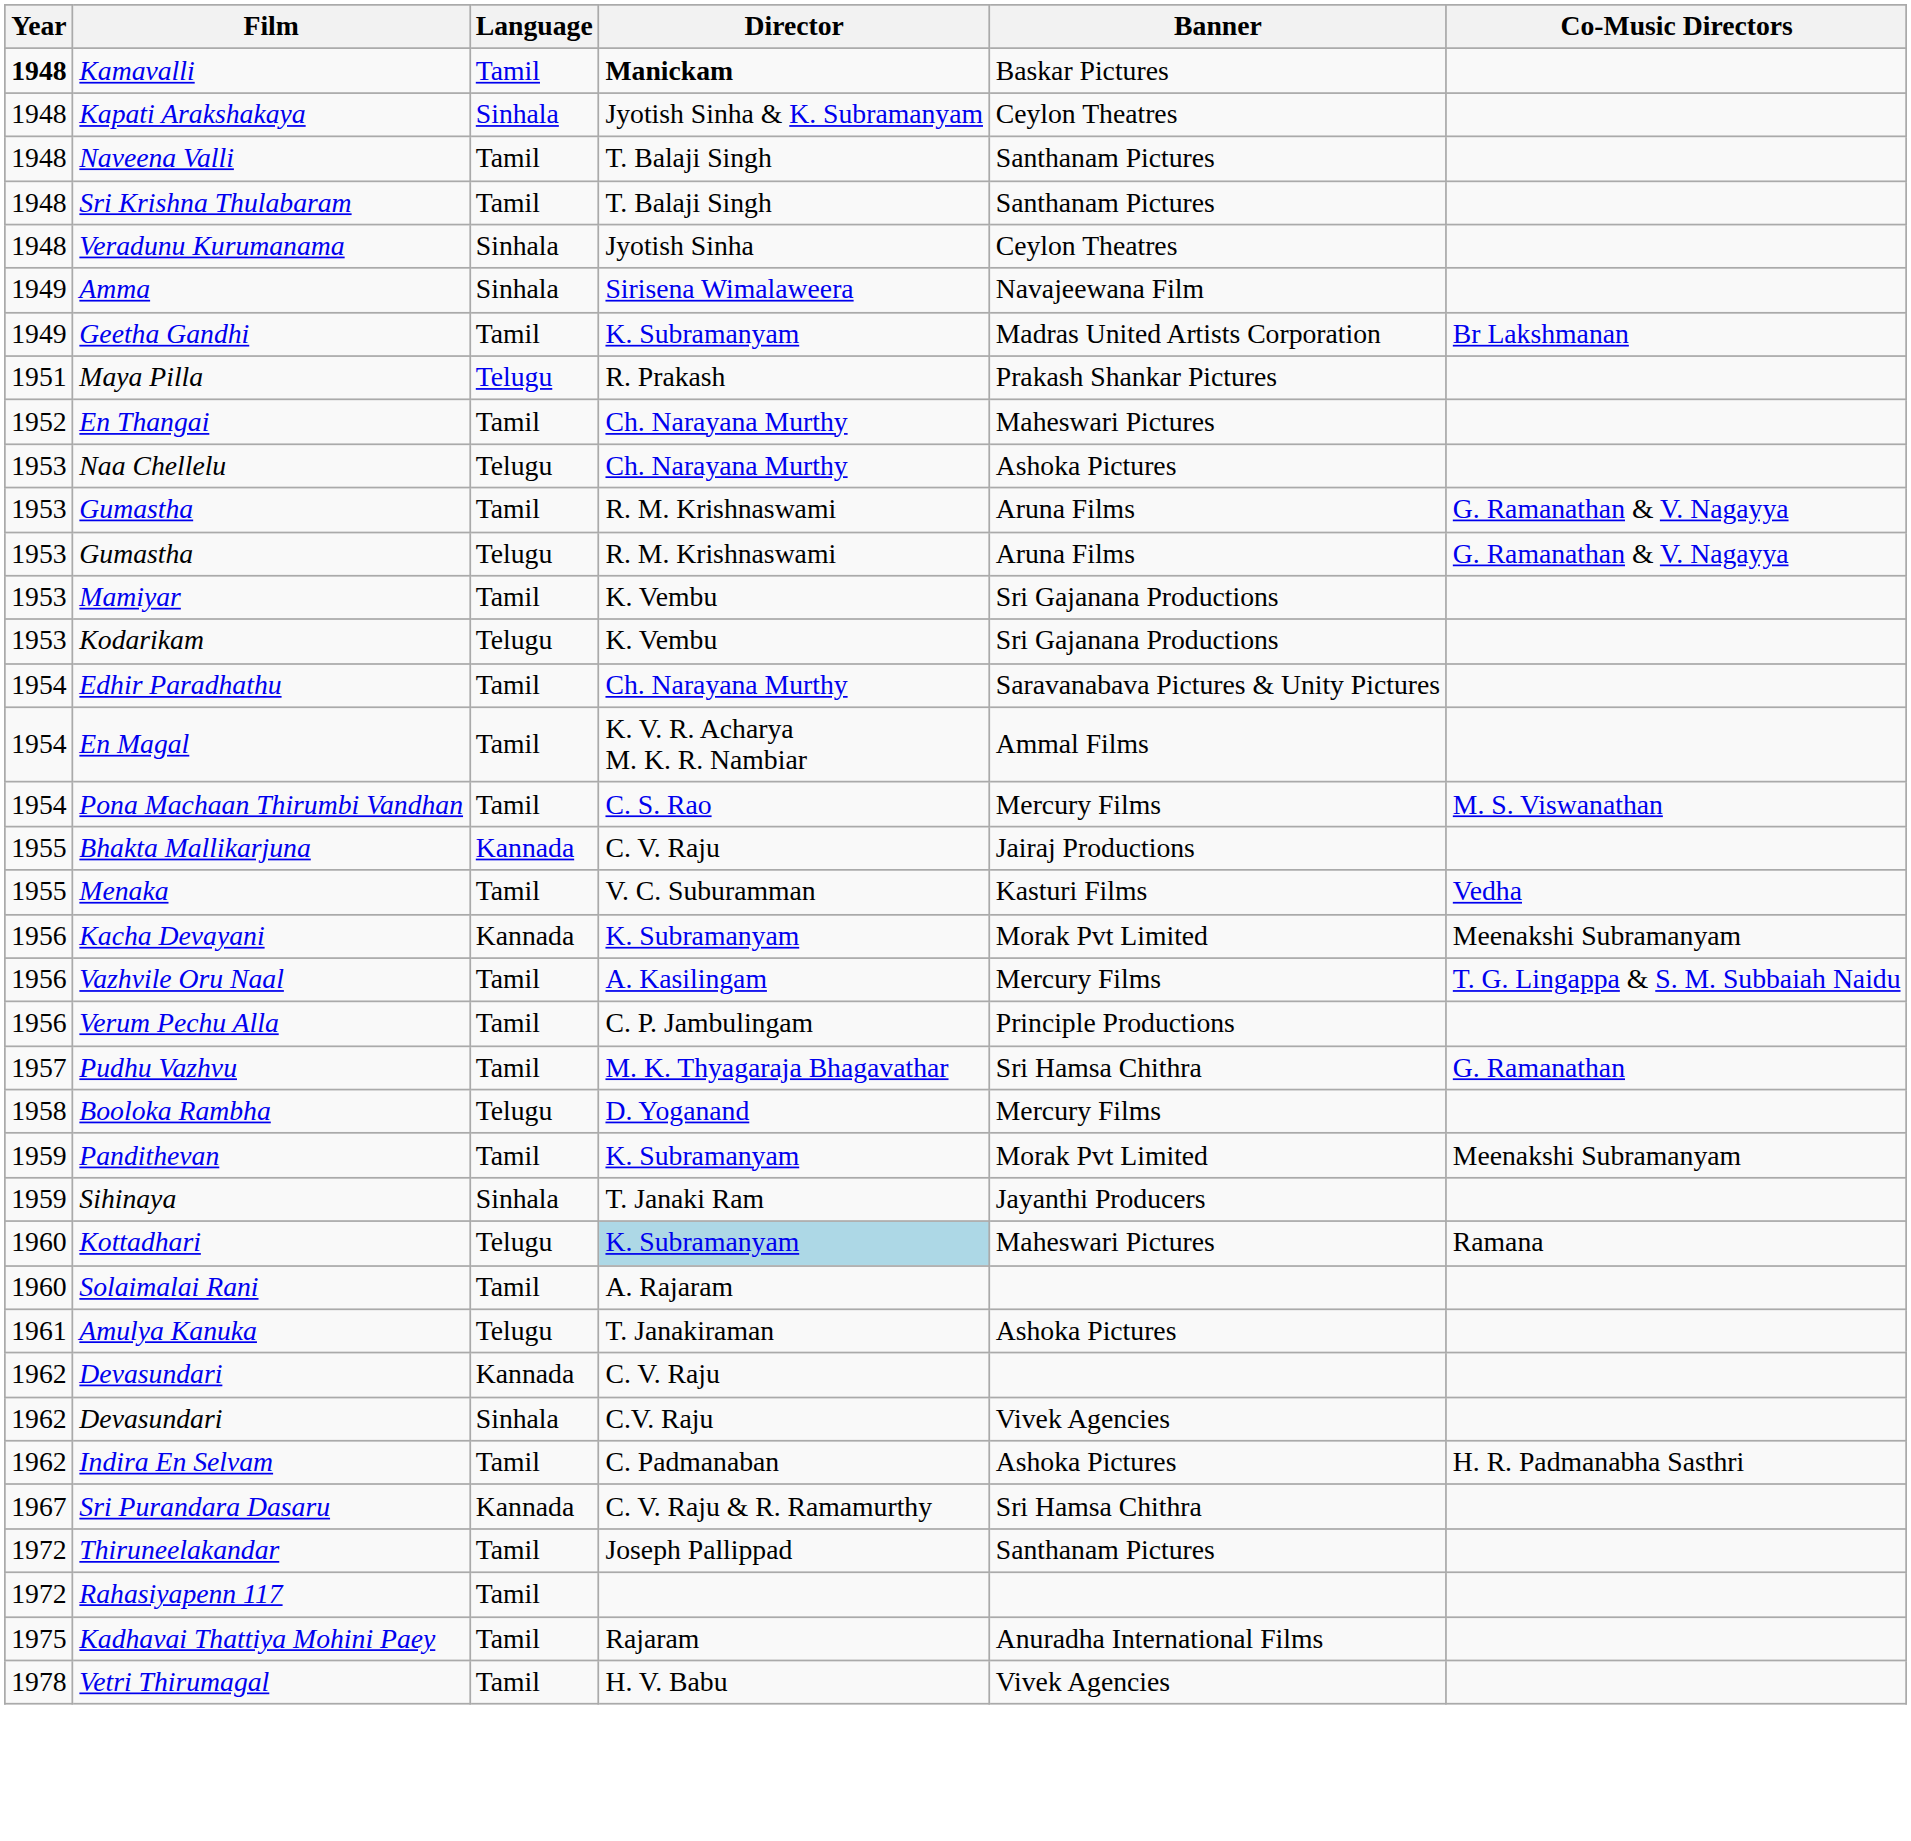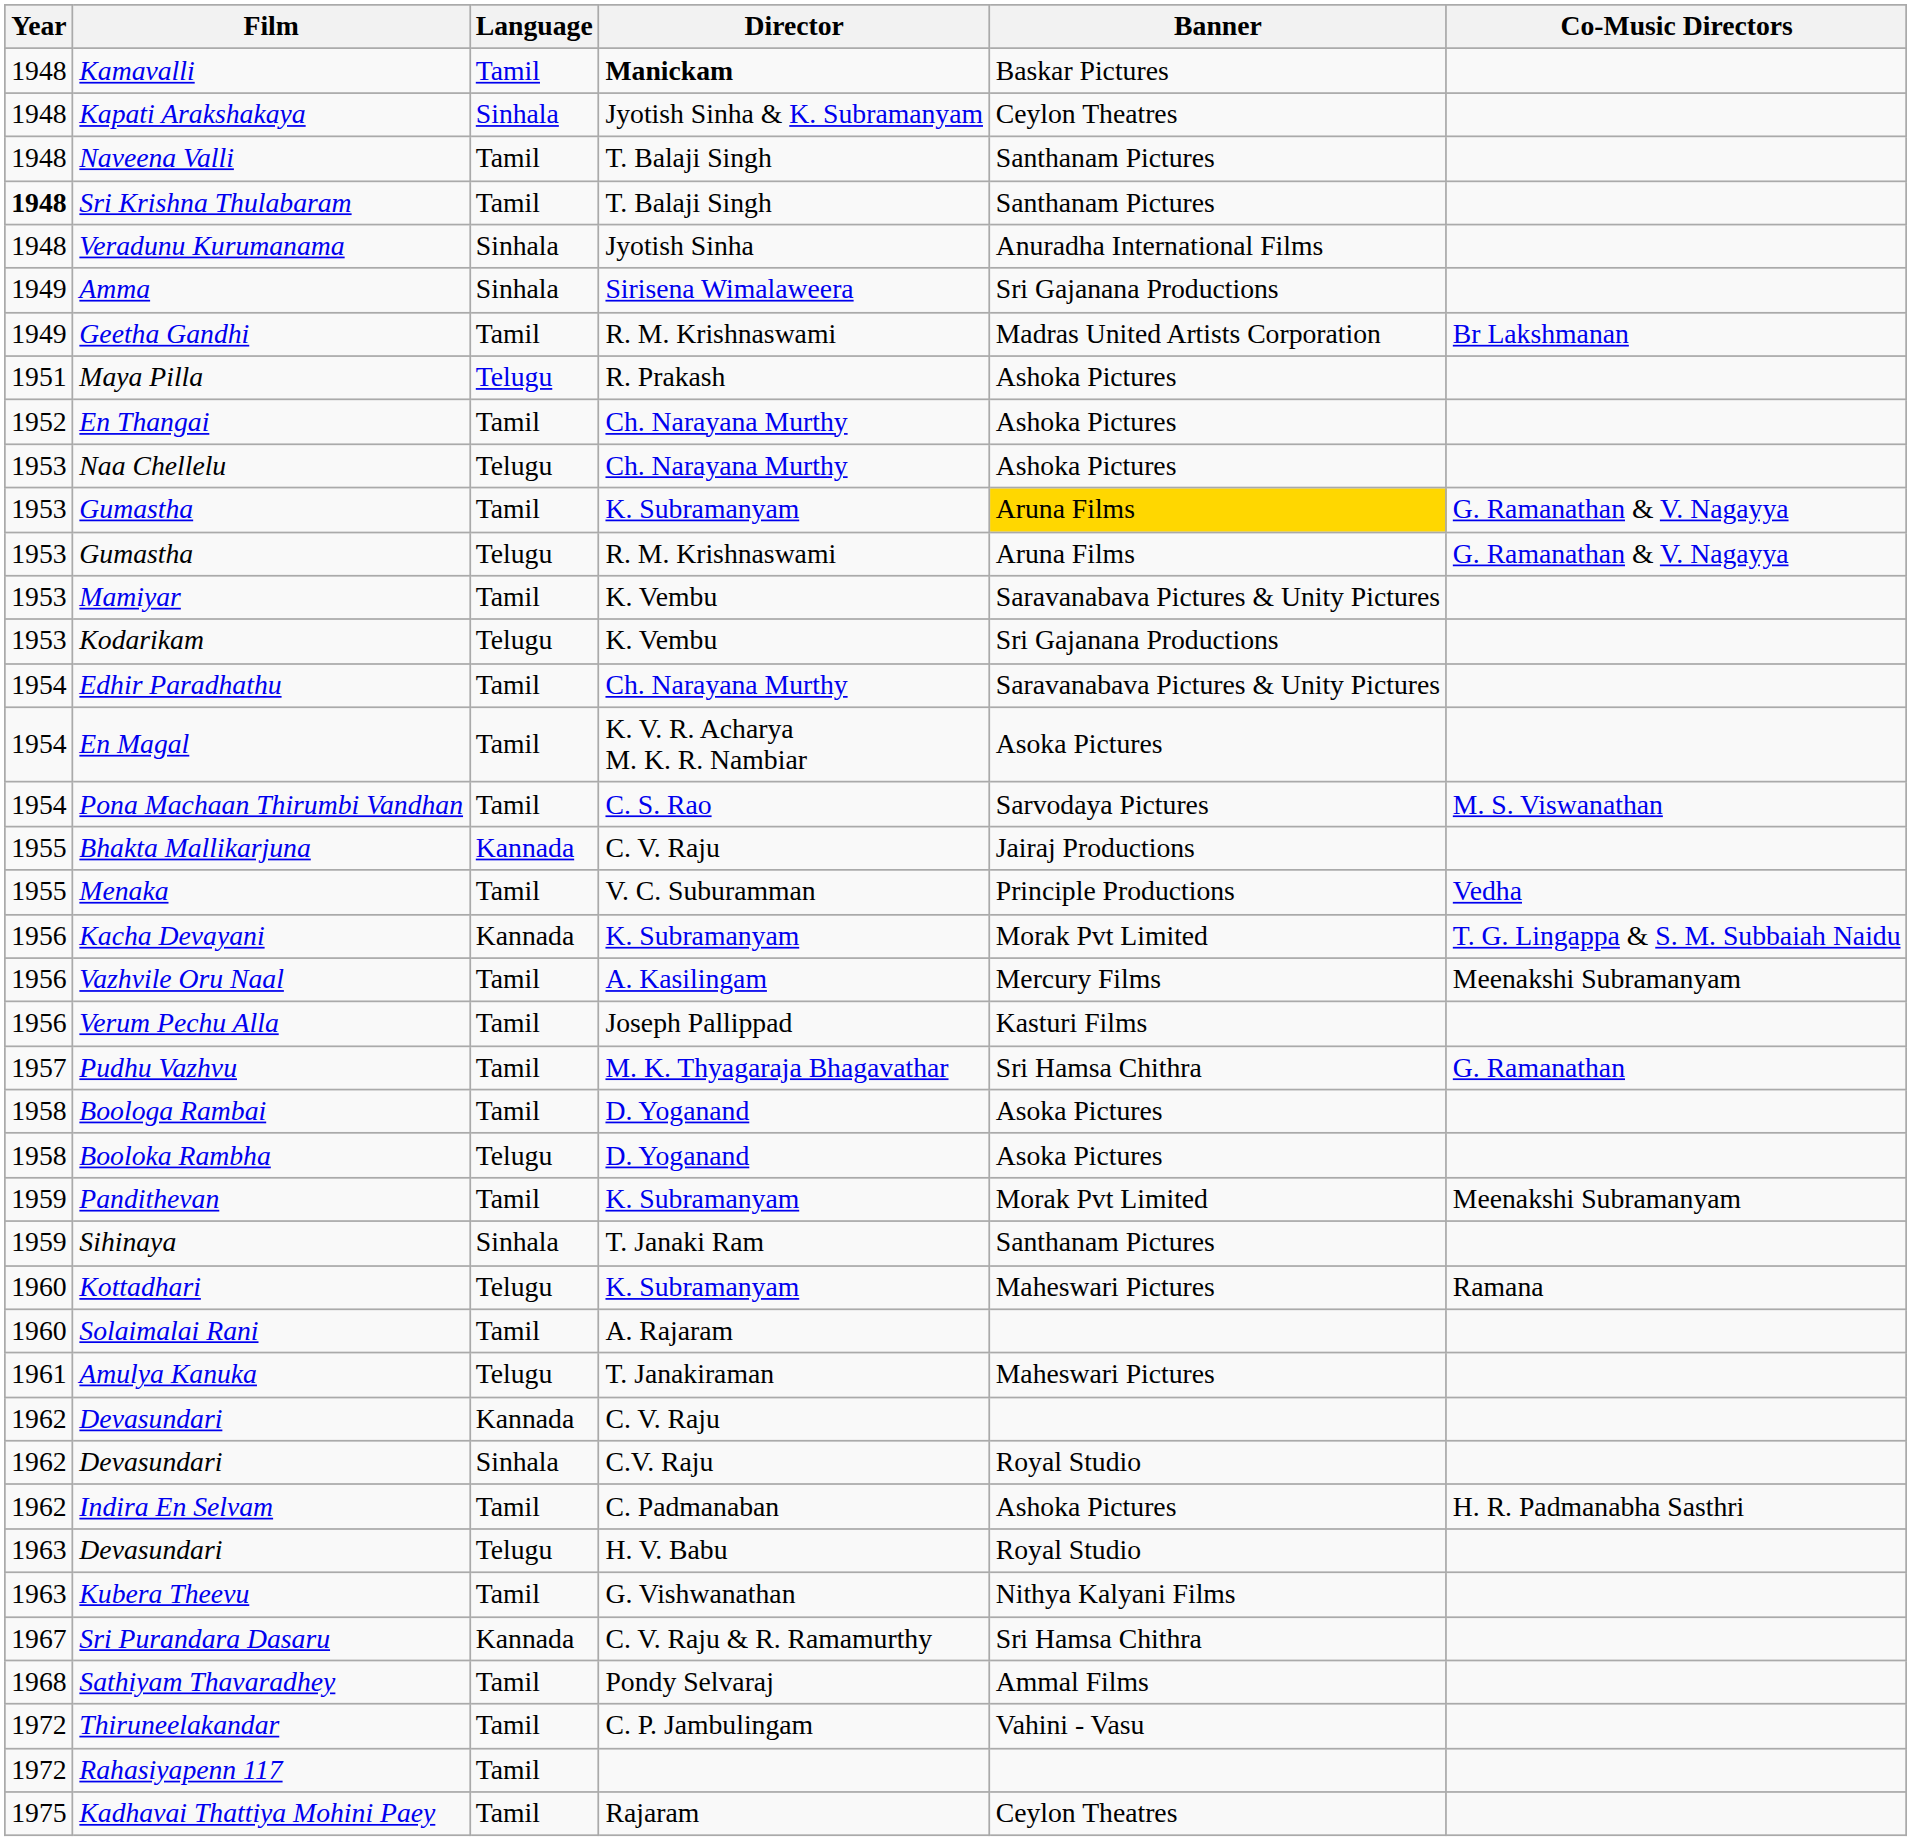(39, 70) bold -> (39, 70) normal
(39, 202) normal -> (39, 202) bold
(1087, 245) Ceylon Theatres -> (1159, 245) Anuradha International Films
(1100, 289) Navajeewana Film -> (1137, 289) Sri Gajanana Productions
(702, 333) K. Subramanyam -> (721, 333) R. M. Krishnaswami
(1136, 377) Prakash Shankar Pictures -> (1086, 377) Ashoka Pictures
(1105, 421) Maheswari Pictures -> (1086, 421) Ashoka Pictures
(721, 509) R. M. Krishnaswami -> (702, 509) K. Subramanyam
(1065, 509) no background -> (1065, 509) gold background
(1137, 597) Sri Gajanana Productions -> (1218, 597) Saravanabava Pictures & Unity Pictures
(1072, 744) Ammal Films -> (1079, 744) Asoka Pictures
(1078, 803) Mercury Films -> (1102, 803) Sarvodaya Pictures
(1071, 891) Kasturi Films -> (1115, 891) Principle Productions
(1597, 935) Meenakshi Subramanyam -> (1677, 935) T. G. Lingappa & S. M. Subbaiah Naidu
(1677, 979) T. G. Lingappa & S. M. Subbaiah Naidu -> (1597, 979) Meenakshi Subramanyam
(709, 1023) C. P. Jambulingam -> (699, 1023) Joseph Pallippad
(1115, 1023) Principle Productions -> (1071, 1023) Kasturi Films
+ row: (173, 1111)
(1078, 1111) Mercury Films -> (1079, 1155) Asoka Pictures
(1101, 1198) Jayanthi Producers -> (1105, 1242) Santhanam Pictures
(702, 1242) lightblue background -> (702, 1286) no background
(1086, 1330) Ashoka Pictures -> (1105, 1374) Maheswari Pictures
(1083, 1418) Vivek Agencies -> (1068, 1462) Royal Studio
+ row: (151, 1550)
+ row: (164, 1594)
+ row: (207, 1681)
(699, 1550) Joseph Pallippad -> (709, 1725) C. P. Jambulingam
(1105, 1550) Santhanam Pictures -> (1070, 1725) Vahini - Vasu
(1159, 1637) Anuradha International Films -> (1087, 1813) Ceylon Theatres
- row: (174, 1681)
